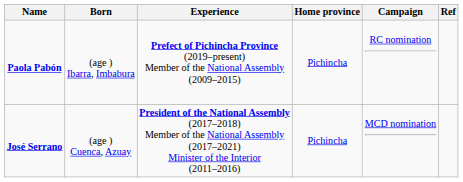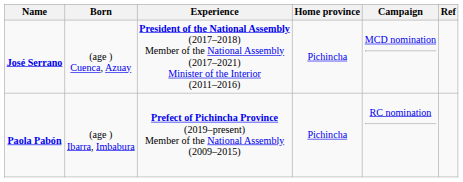rows swapped: (34, 146) <-> (34, 68)
